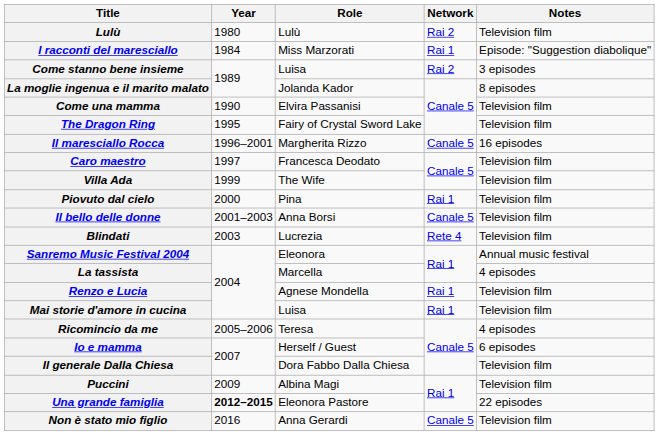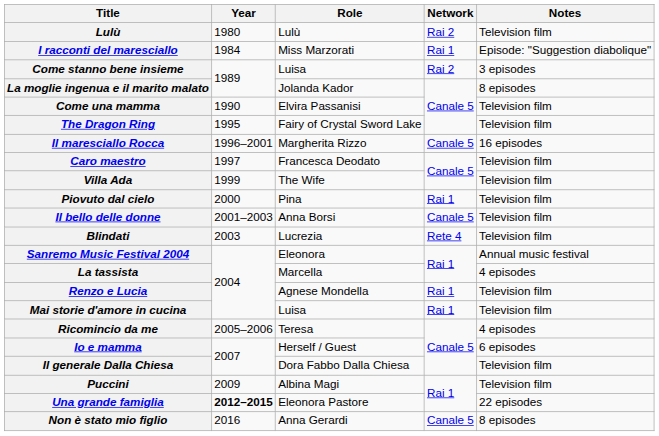(515, 421) Television film -> (507, 421) 8 episodes
